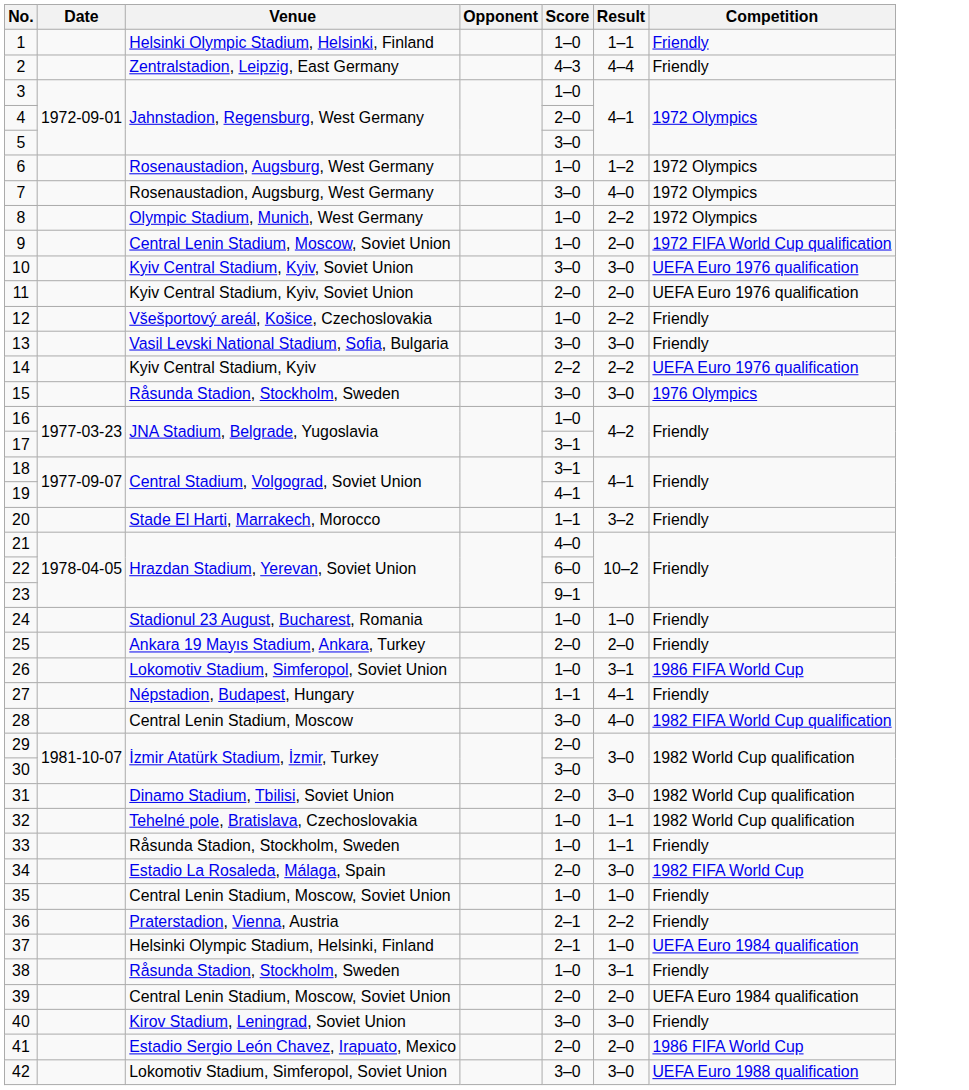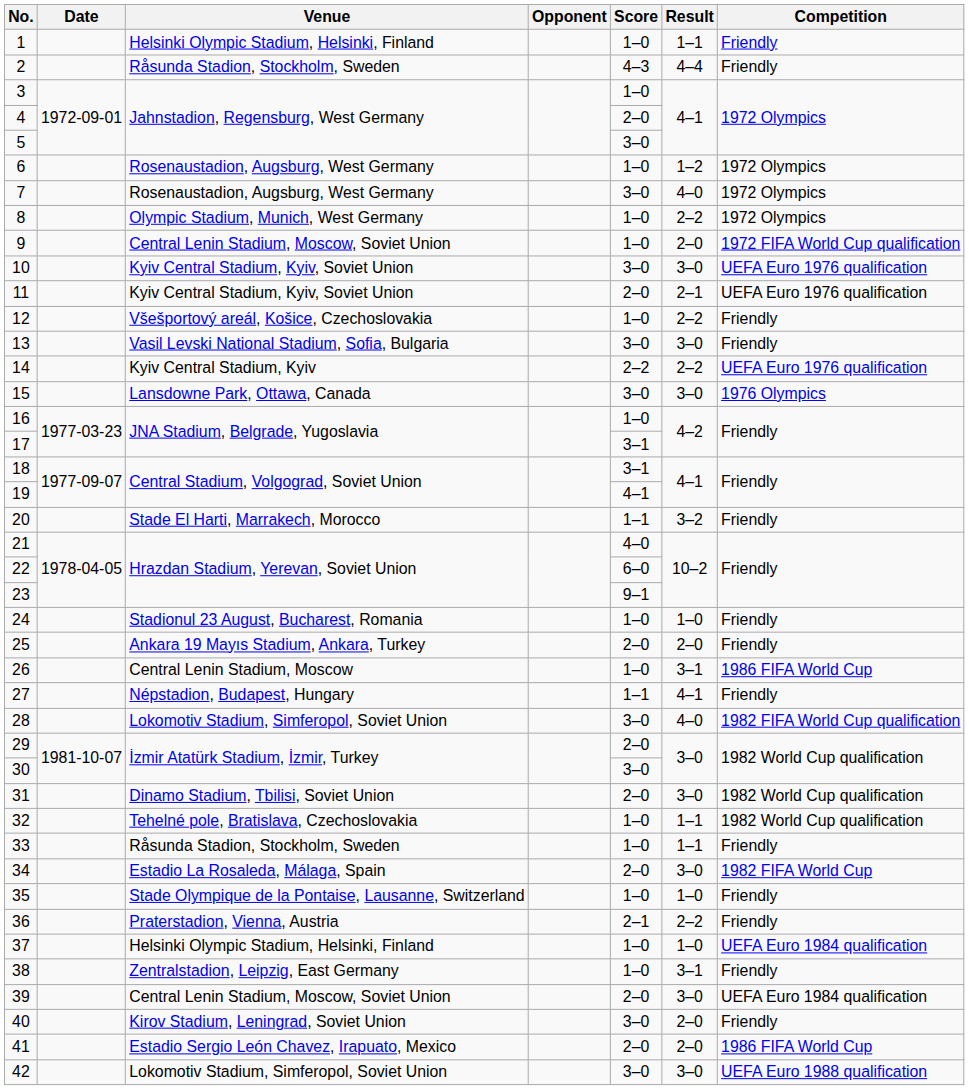(264, 67) Zentralstadion, Leipzig, East Germany -> (264, 67) Råsunda Stadion, Stockholm, Sweden
(621, 293) 2–0 -> (690, 293) 2–1
(264, 393) Råsunda Stadion, Stockholm, Sweden -> (250, 393) Lansdowne Park, Ottawa, Canada
(288, 670) Lokomotiv Stadium, Simferopol, Soviet Union -> (241, 670) Central Lenin Stadium, Moscow
(241, 720) Central Lenin Stadium, Moscow -> (288, 720) Lokomotiv Stadium, Simferopol, Soviet Union
(290, 896) Central Lenin Stadium, Moscow, Soviet Union -> (327, 896) Stade Olympique de la Pontaise, Lausanne, Switzerland
(567, 946) 2–1 -> (636, 946) 1–0
(264, 971) Råsunda Stadion, Stockholm, Sweden -> (264, 971) Zentralstadion, Leipzig, East Germany
(621, 996) 2–0 -> (690, 996) 3–0
(621, 1021) 3–0 -> (690, 1021) 2–0
